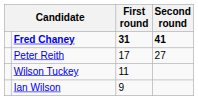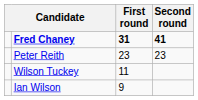(124, 55) 17 -> (124, 55) 23
(160, 55) 27 -> (160, 55) 23
